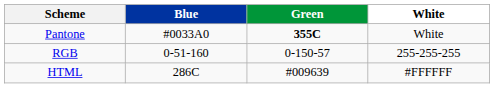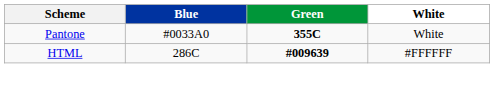- row: (65, 53)
(307, 72) normal -> (307, 53) bold
